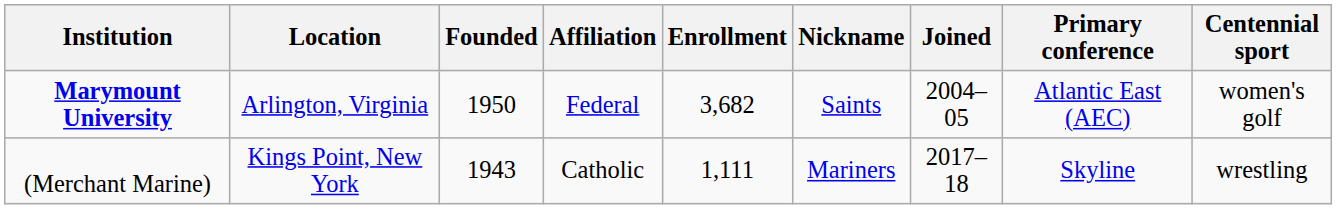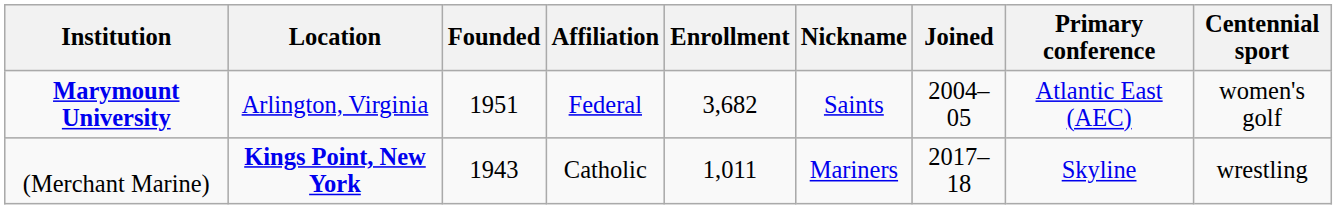(491, 104) 1950 -> (494, 104) 1951
(335, 170) normal -> (335, 170) bold
(727, 170) 1,111 -> (730, 170) 1,011
